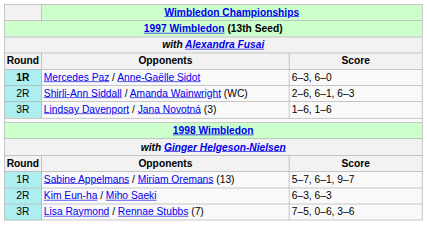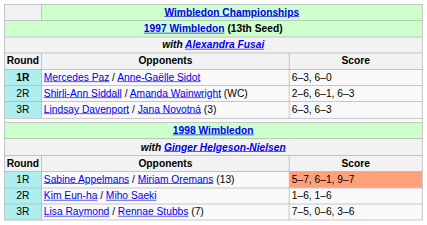(312, 110) 1–6, 1–6 -> (312, 110) 6–3, 6–3
(323, 179) no background -> (323, 179) lightsalmon background
(312, 195) 6–3, 6–3 -> (312, 195) 1–6, 1–6
